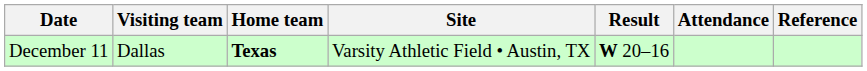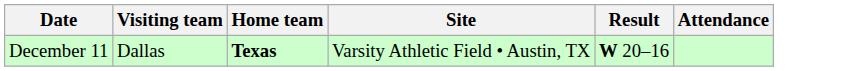- column: (818, 20)
